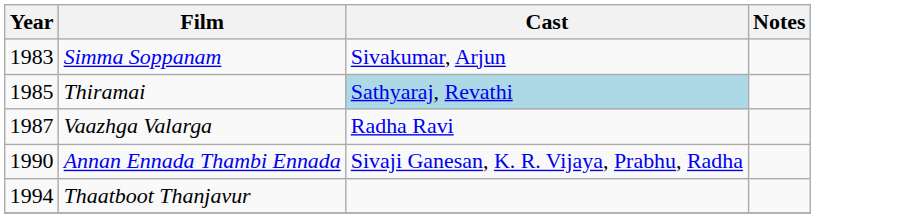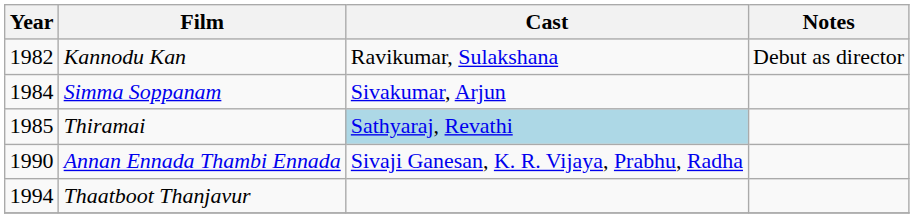+ row: (125, 56)
(32, 56) 1983 -> (32, 91) 1984
- row: (141, 126)
